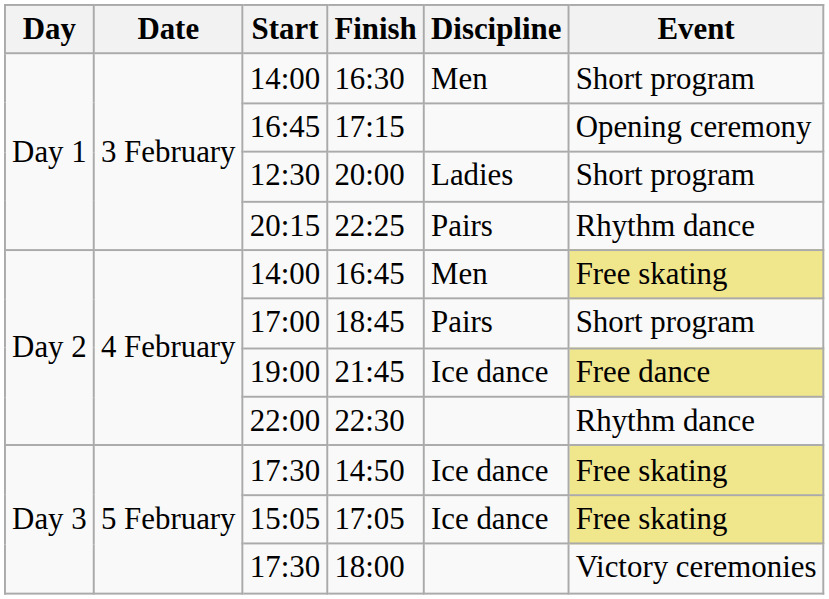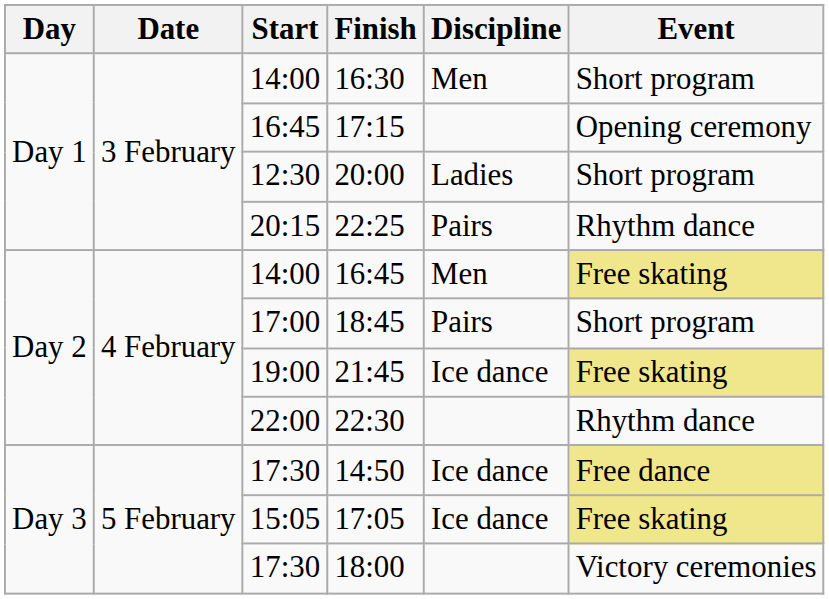(643, 371) Free dance -> (652, 371) Free skating
(652, 469) Free skating -> (643, 469) Free dance
